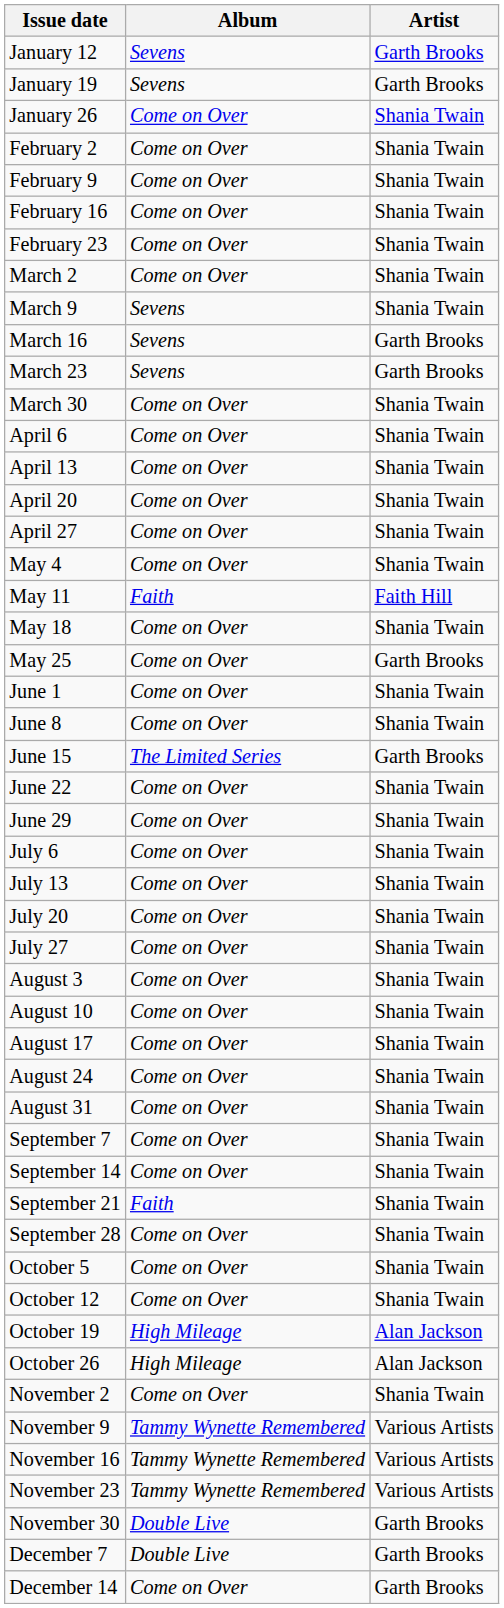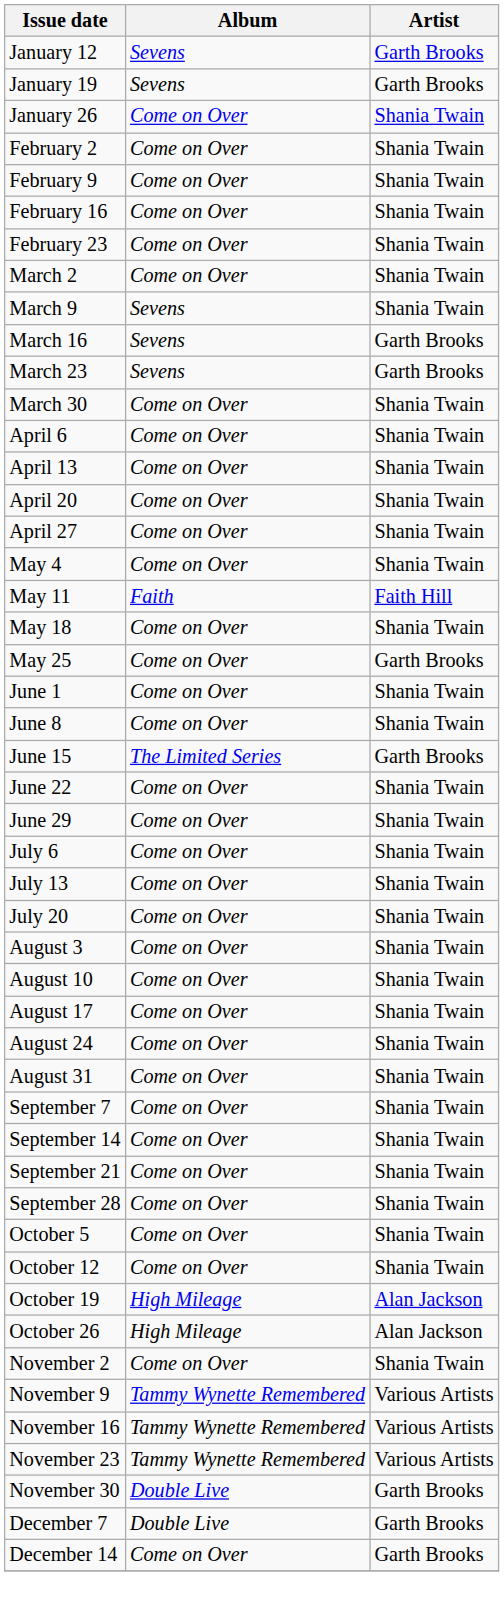- row: (39, 947)
(152, 1203) Faith -> (189, 1171) Come on Over
